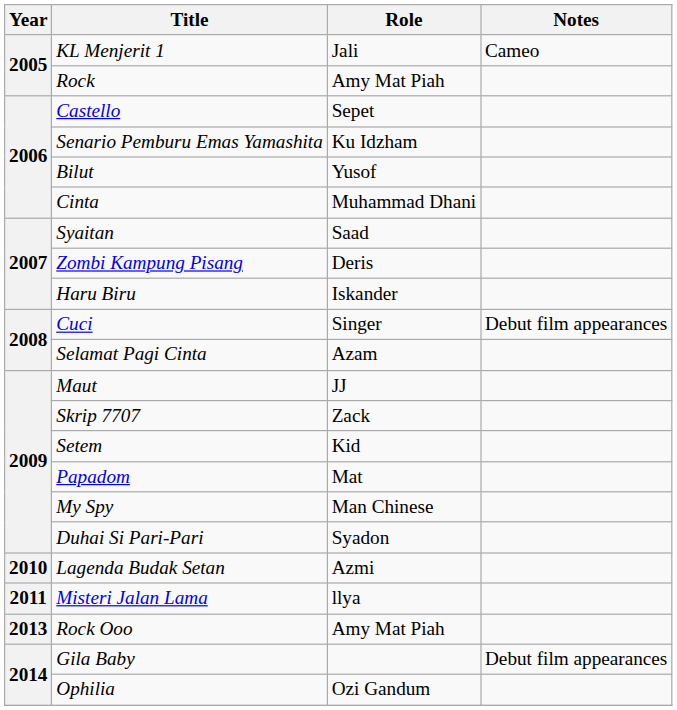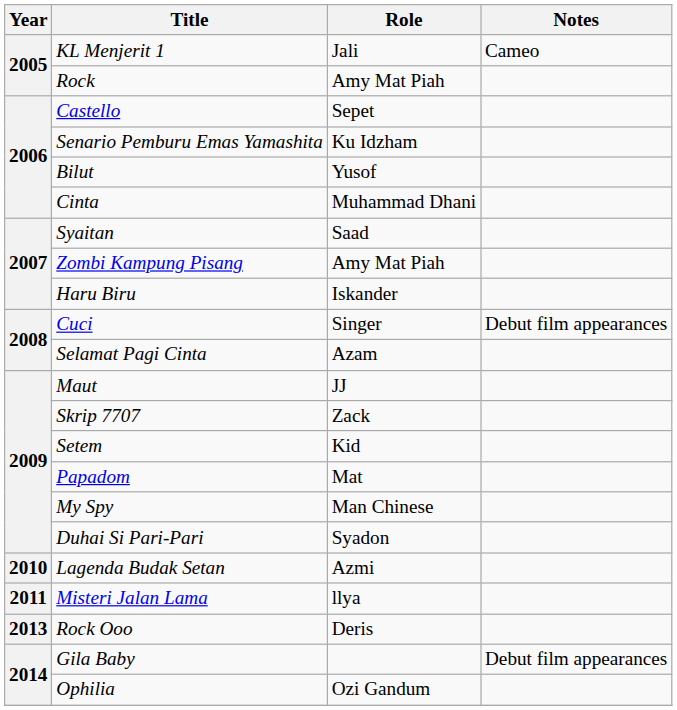(352, 263) Deris -> (388, 263) Amy Mat Piah
(388, 628) Amy Mat Piah -> (352, 628) Deris
